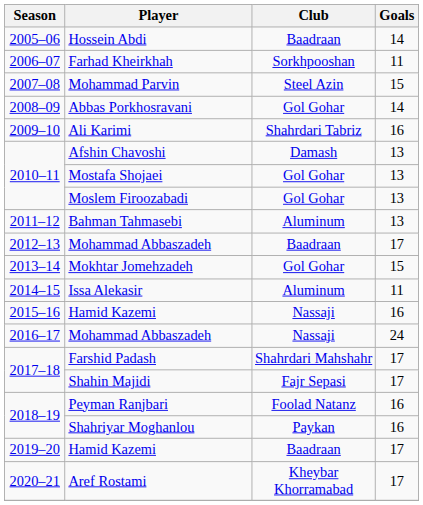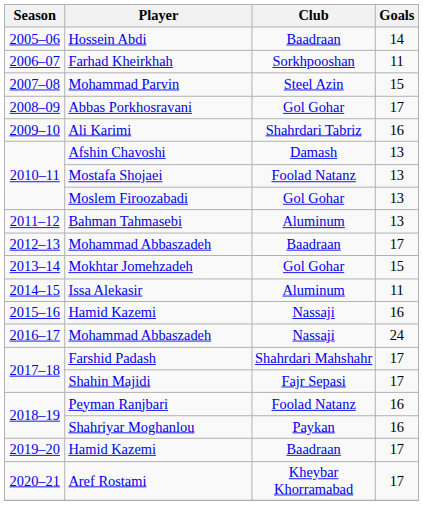(397, 107) 14 -> (397, 107) 17
(314, 175) Gol Gohar -> (314, 175) Foolad Natanz
